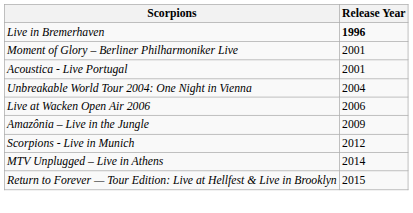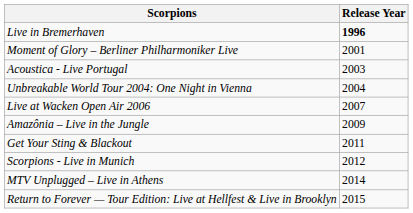(354, 69) 2001 -> (354, 69) 2003
(354, 106) 2006 -> (354, 106) 2007
+ row: (69, 143)
